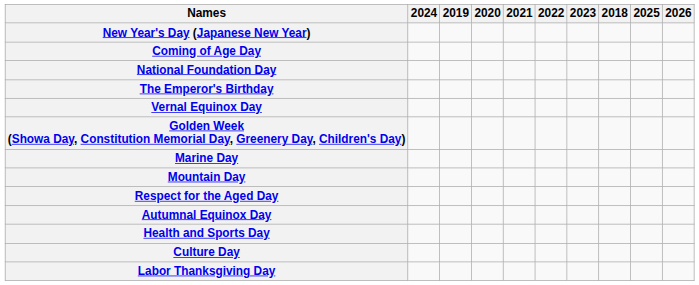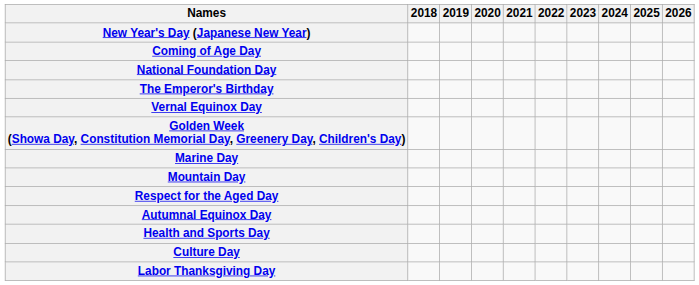columns swapped: (615, 13) <-> (424, 13)
